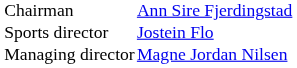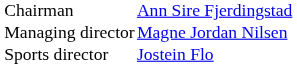rows swapped: (69, 54) <-> (56, 32)
